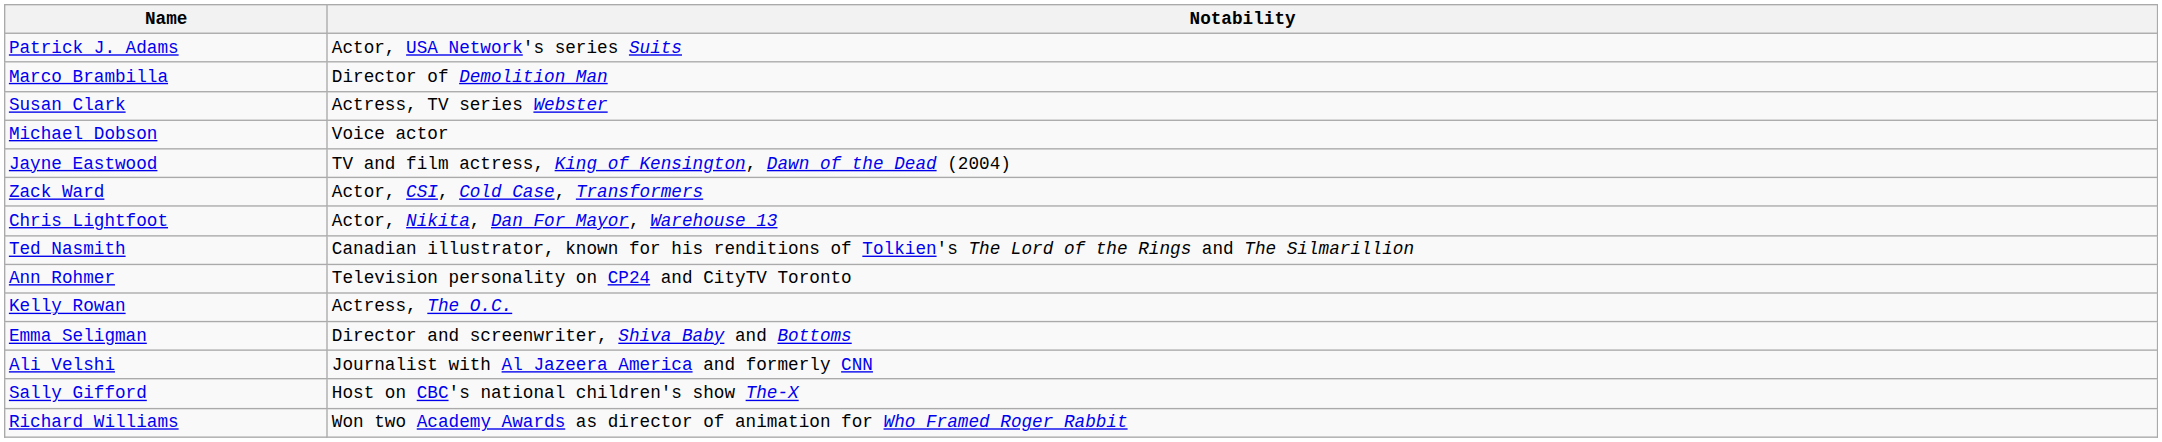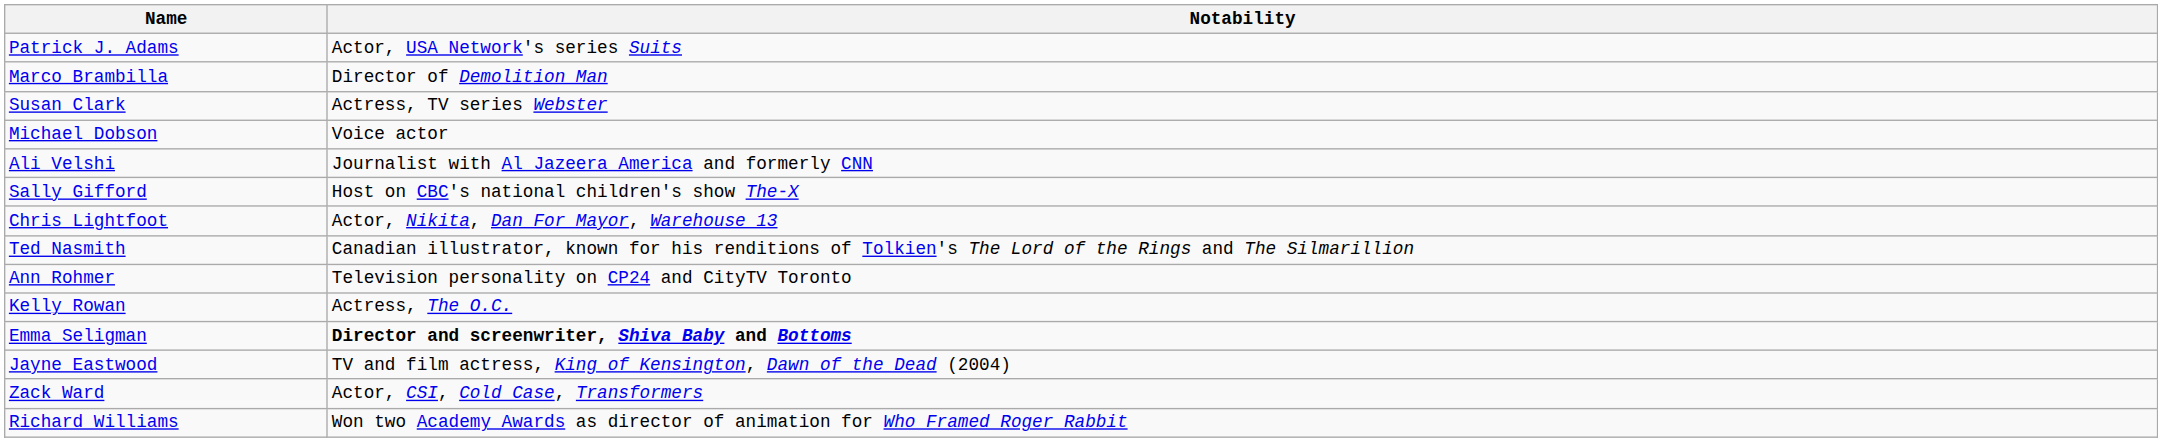rows swapped: (83, 163) <-> (62, 365)
rows swapped: (78, 394) <-> (57, 192)
(592, 336) normal -> (592, 336) bold
